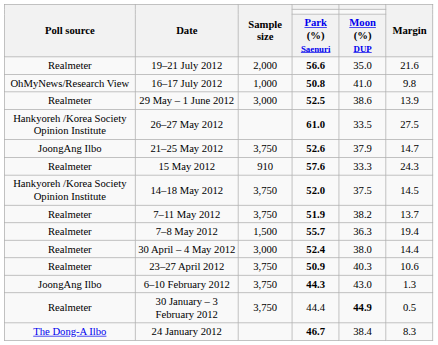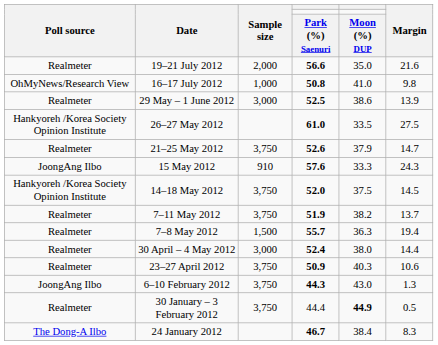(70, 148) JoongAng Ilbo -> (70, 148) Realmeter
(70, 166) Realmeter -> (70, 166) JoongAng Ilbo
